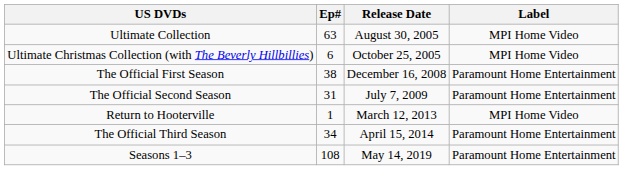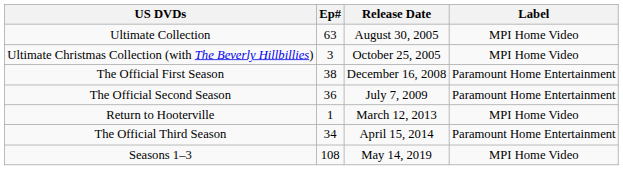(330, 54) 6 -> (330, 54) 3
(330, 94) 31 -> (330, 94) 36
(534, 154) Paramount Home Entertainment -> (534, 154) MPI Home Video
